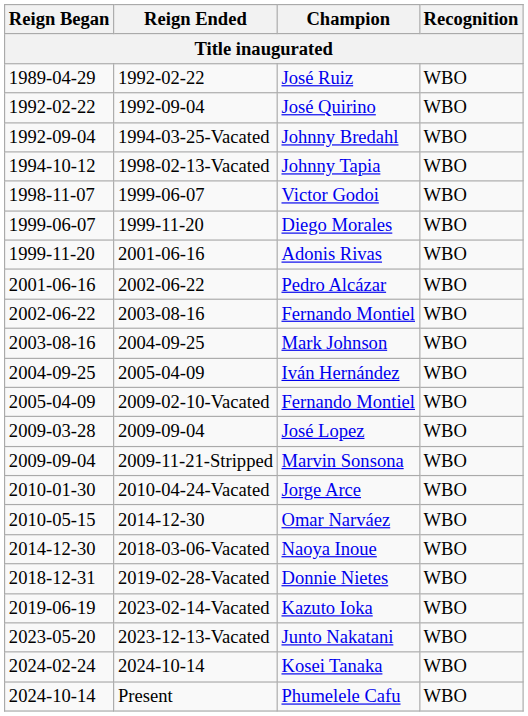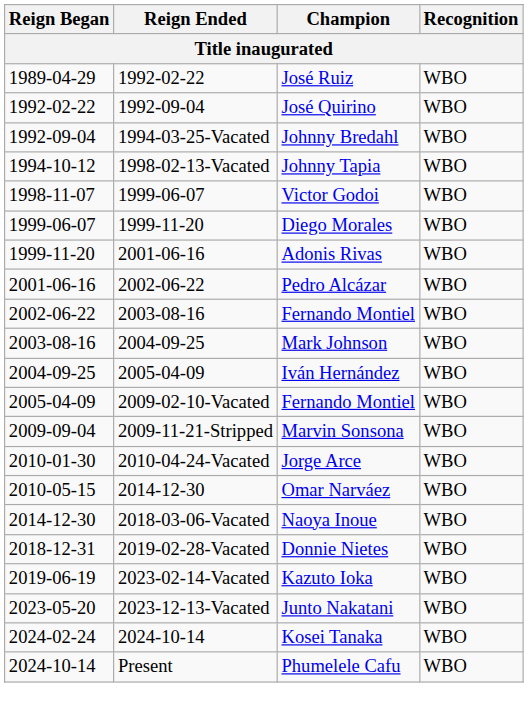- row: (52, 431)
